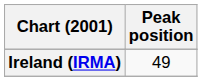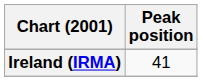(161, 62) 49 -> (161, 62) 41
